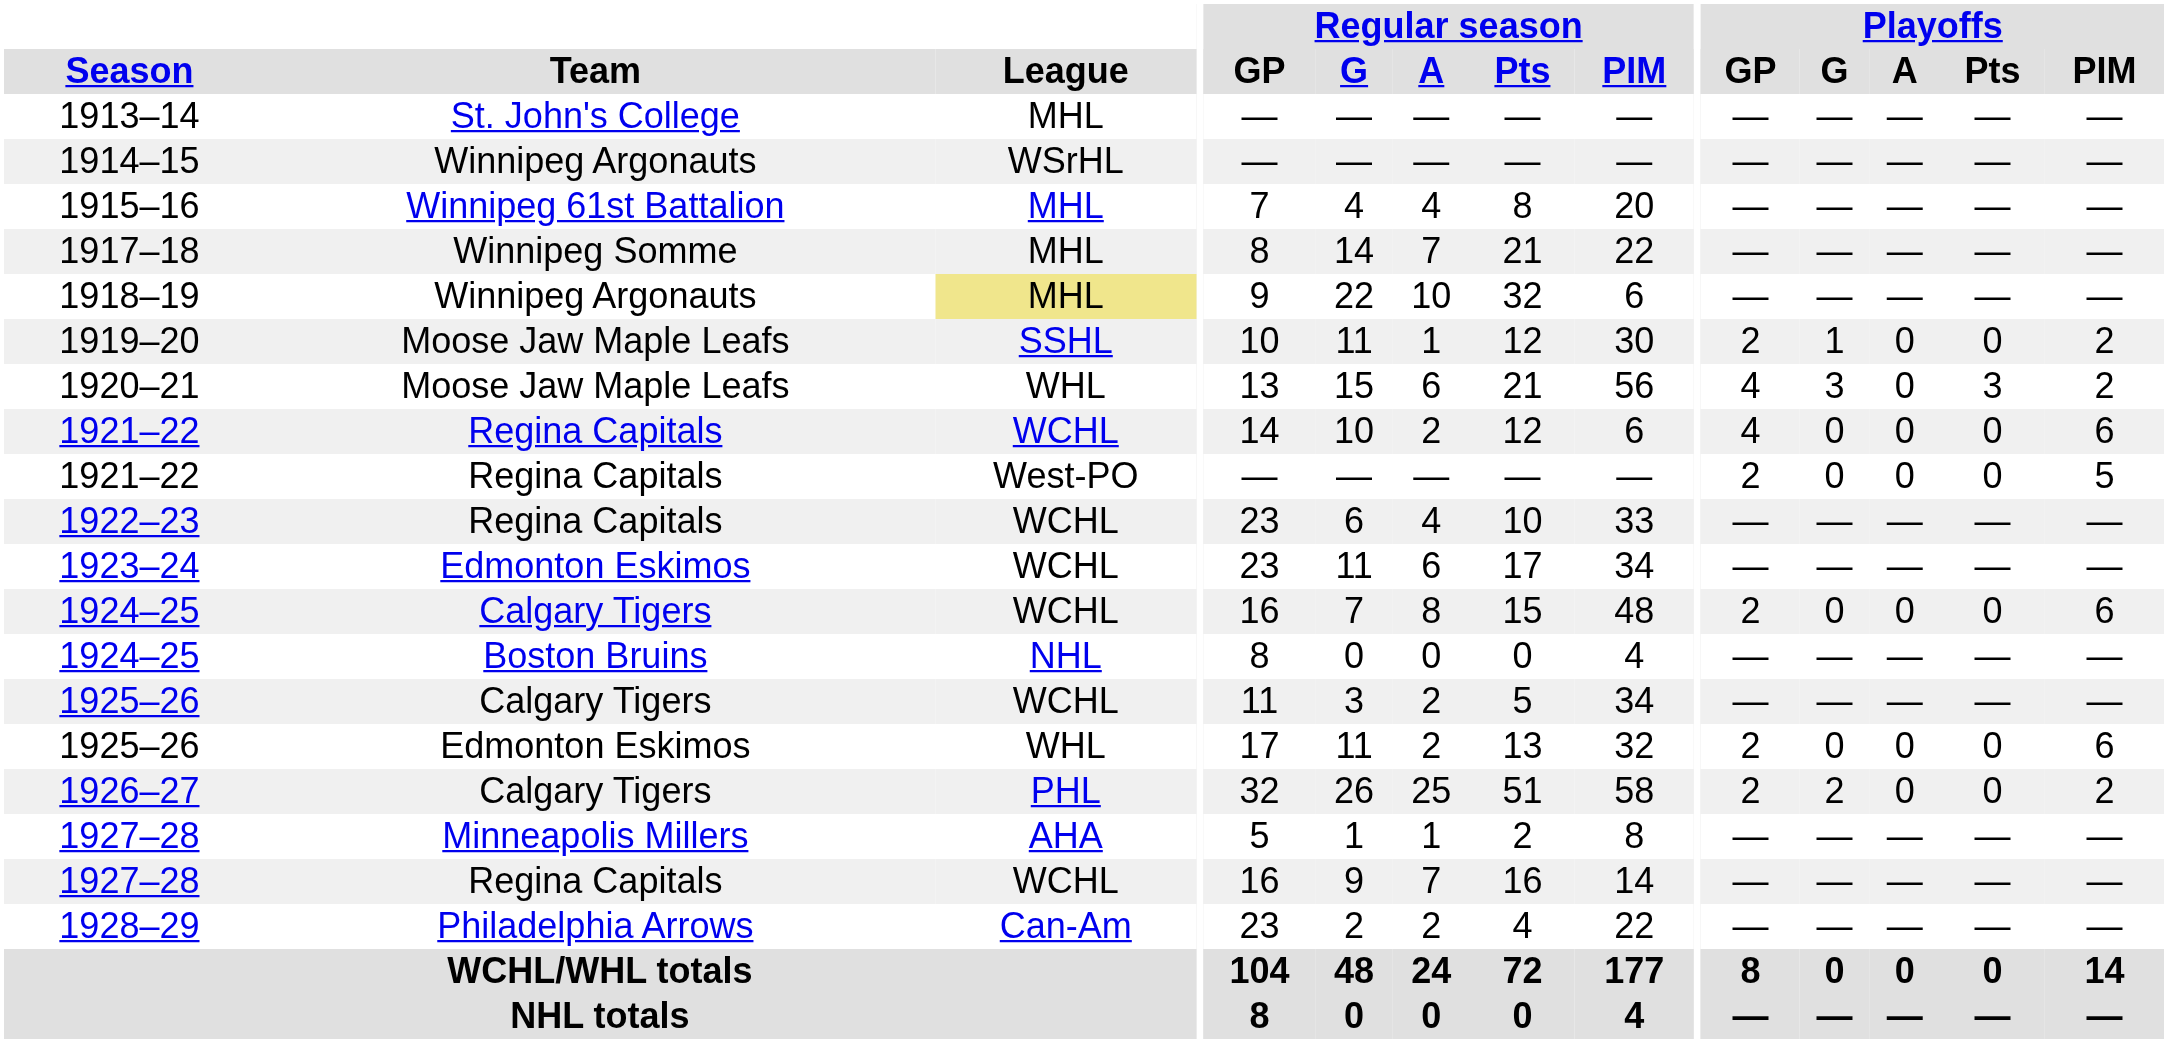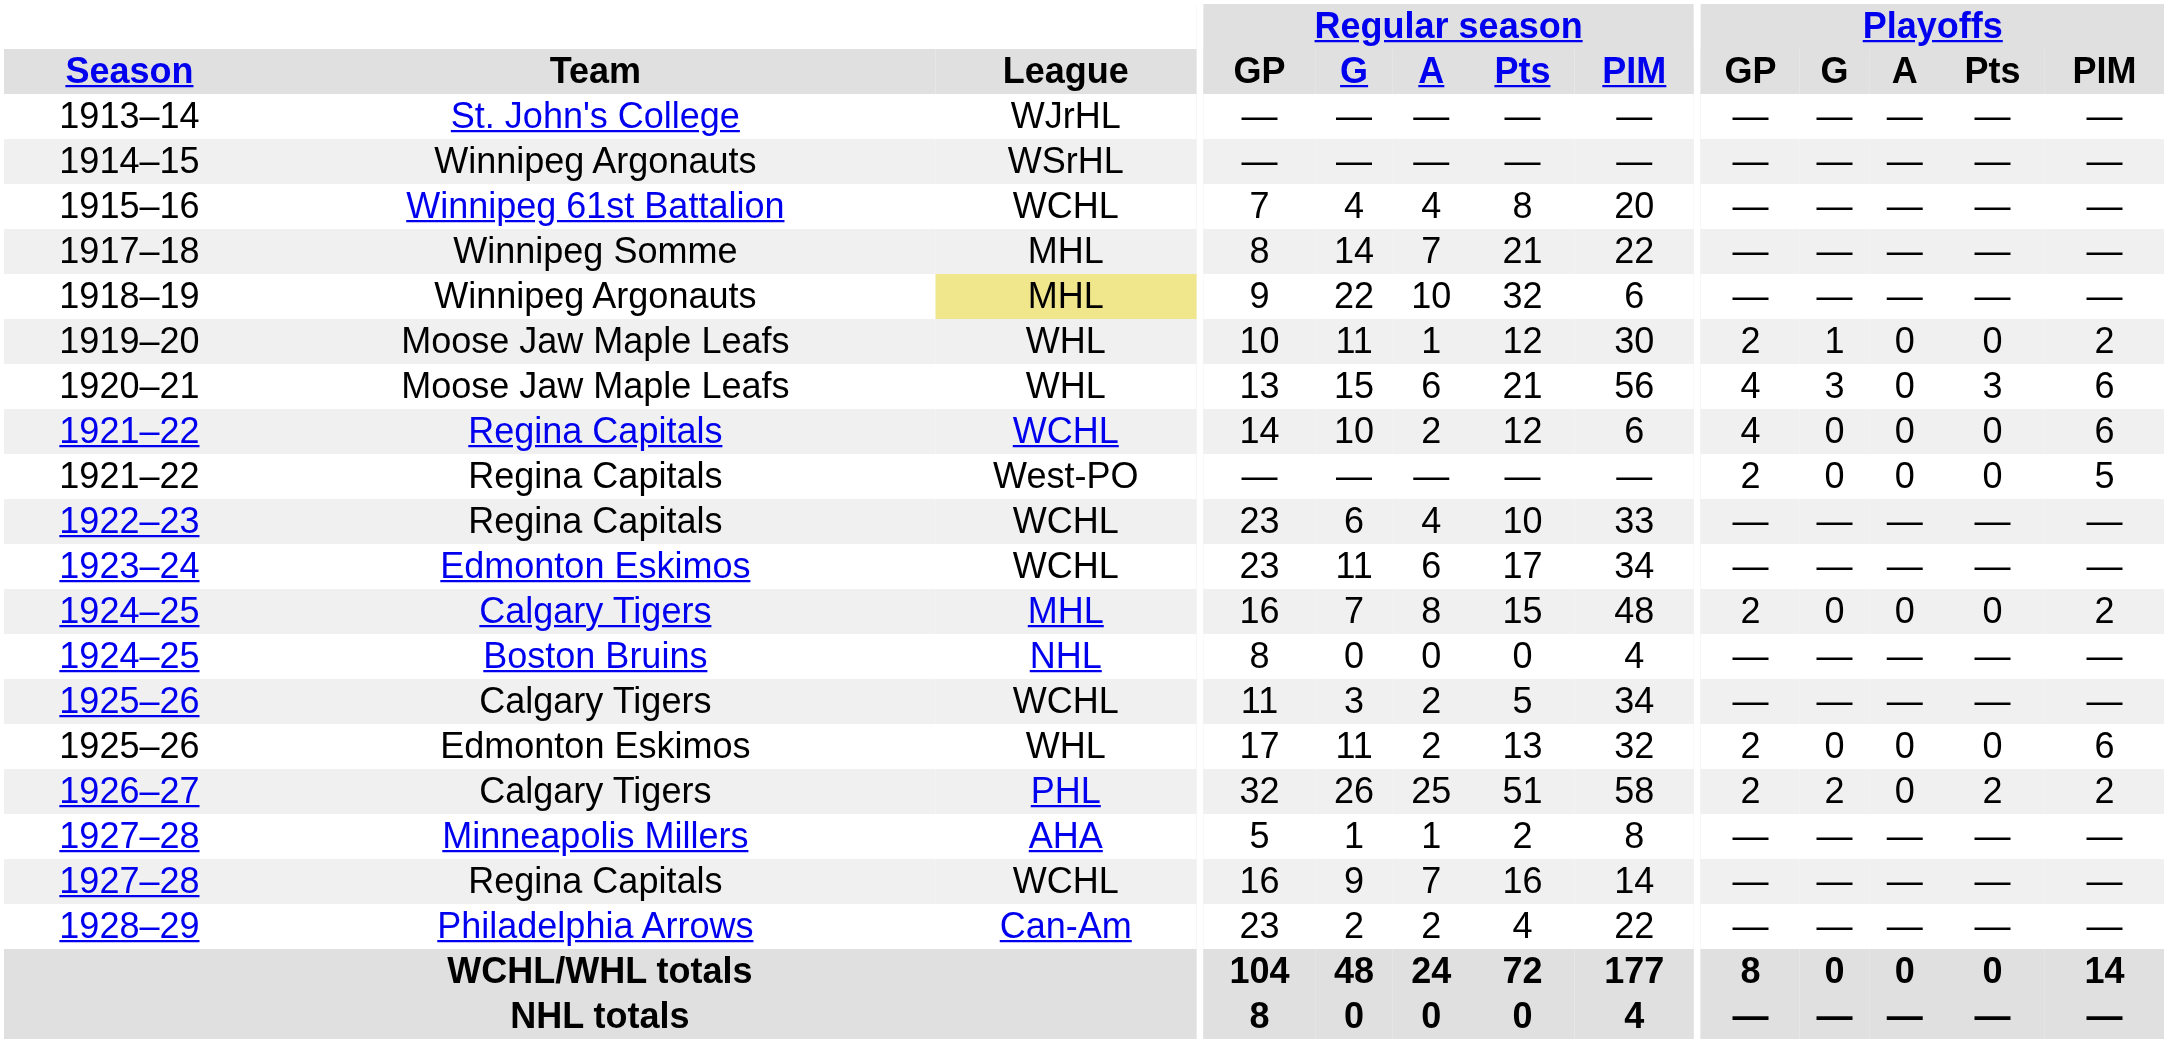(1066, 115) MHL -> (1066, 115) WJrHL
(1066, 205) MHL -> (1066, 205) WCHL
(1066, 340) SSHL -> (1066, 340) WHL
(2104, 385) 2 -> (2104, 385) 6
(1066, 610) WCHL -> (1066, 610) MHL
(2104, 610) 6 -> (2104, 610) 2
(1992, 790) 0 -> (1992, 790) 2
